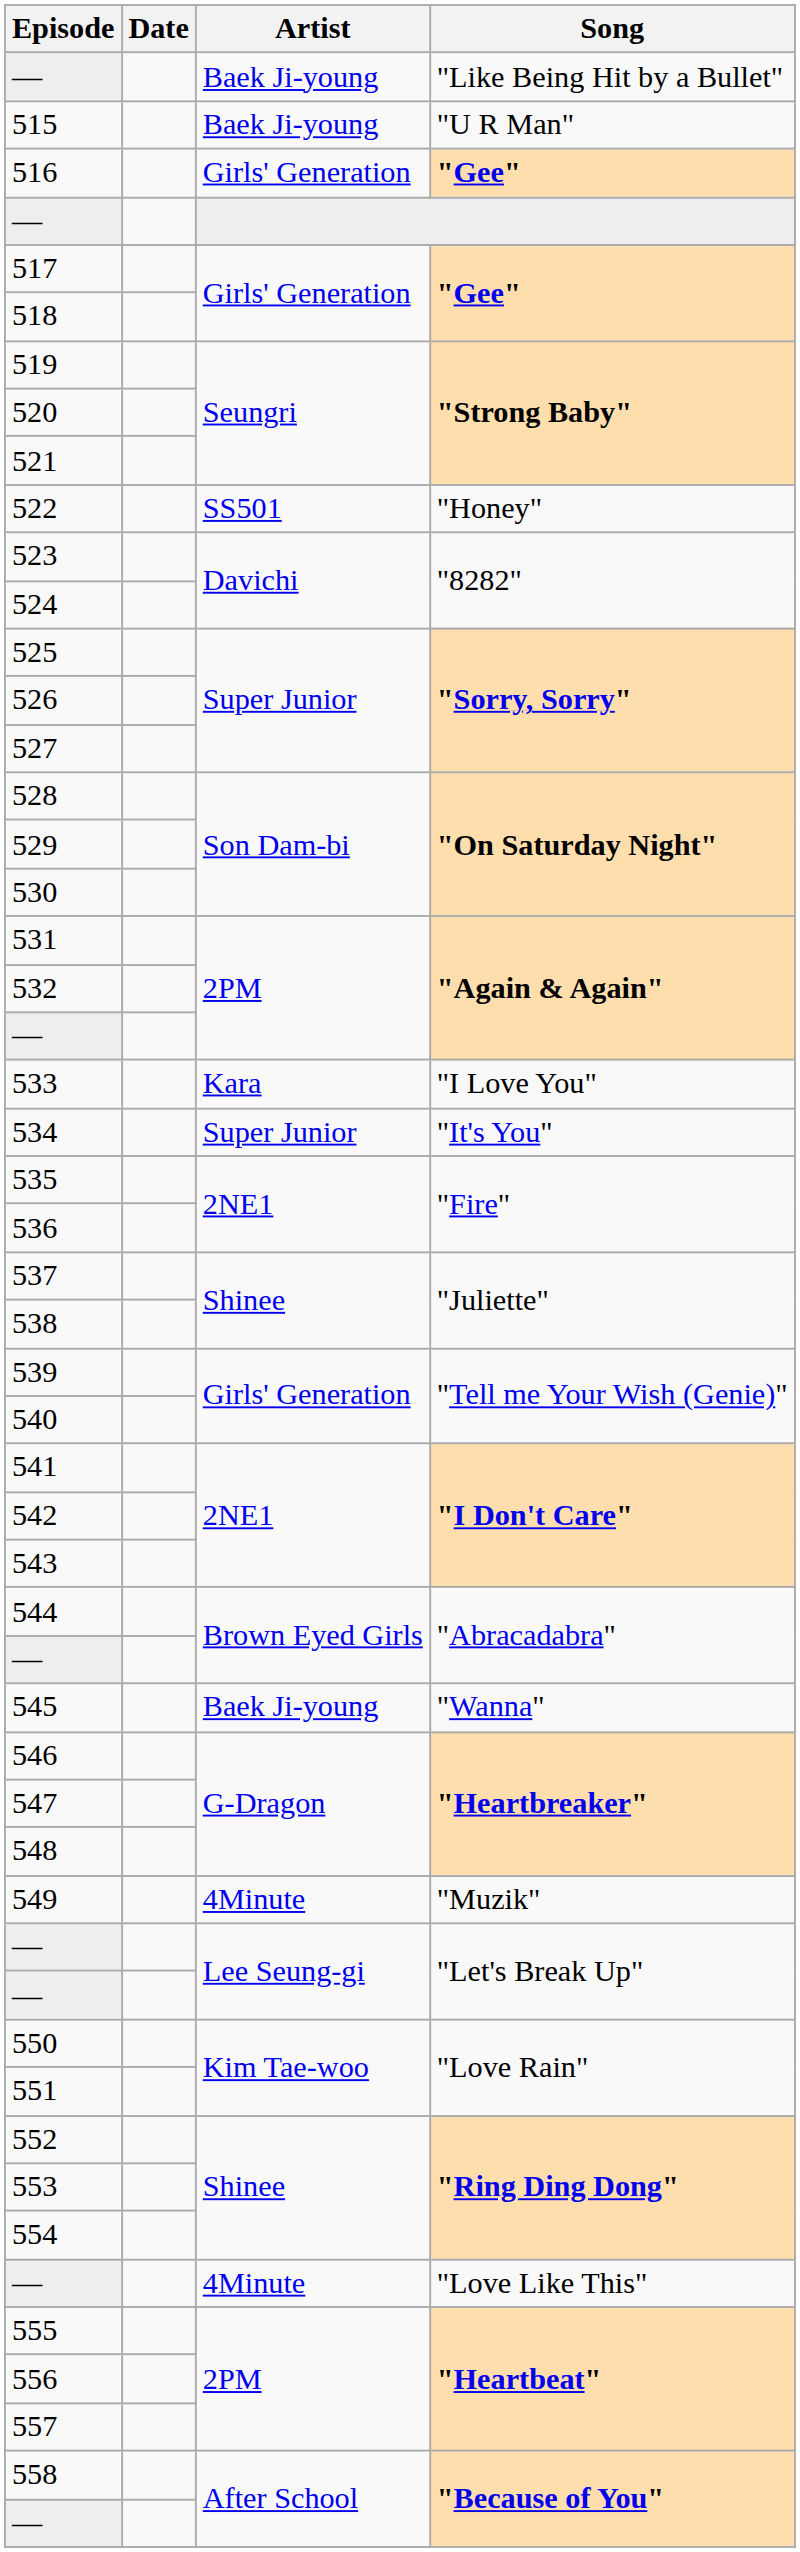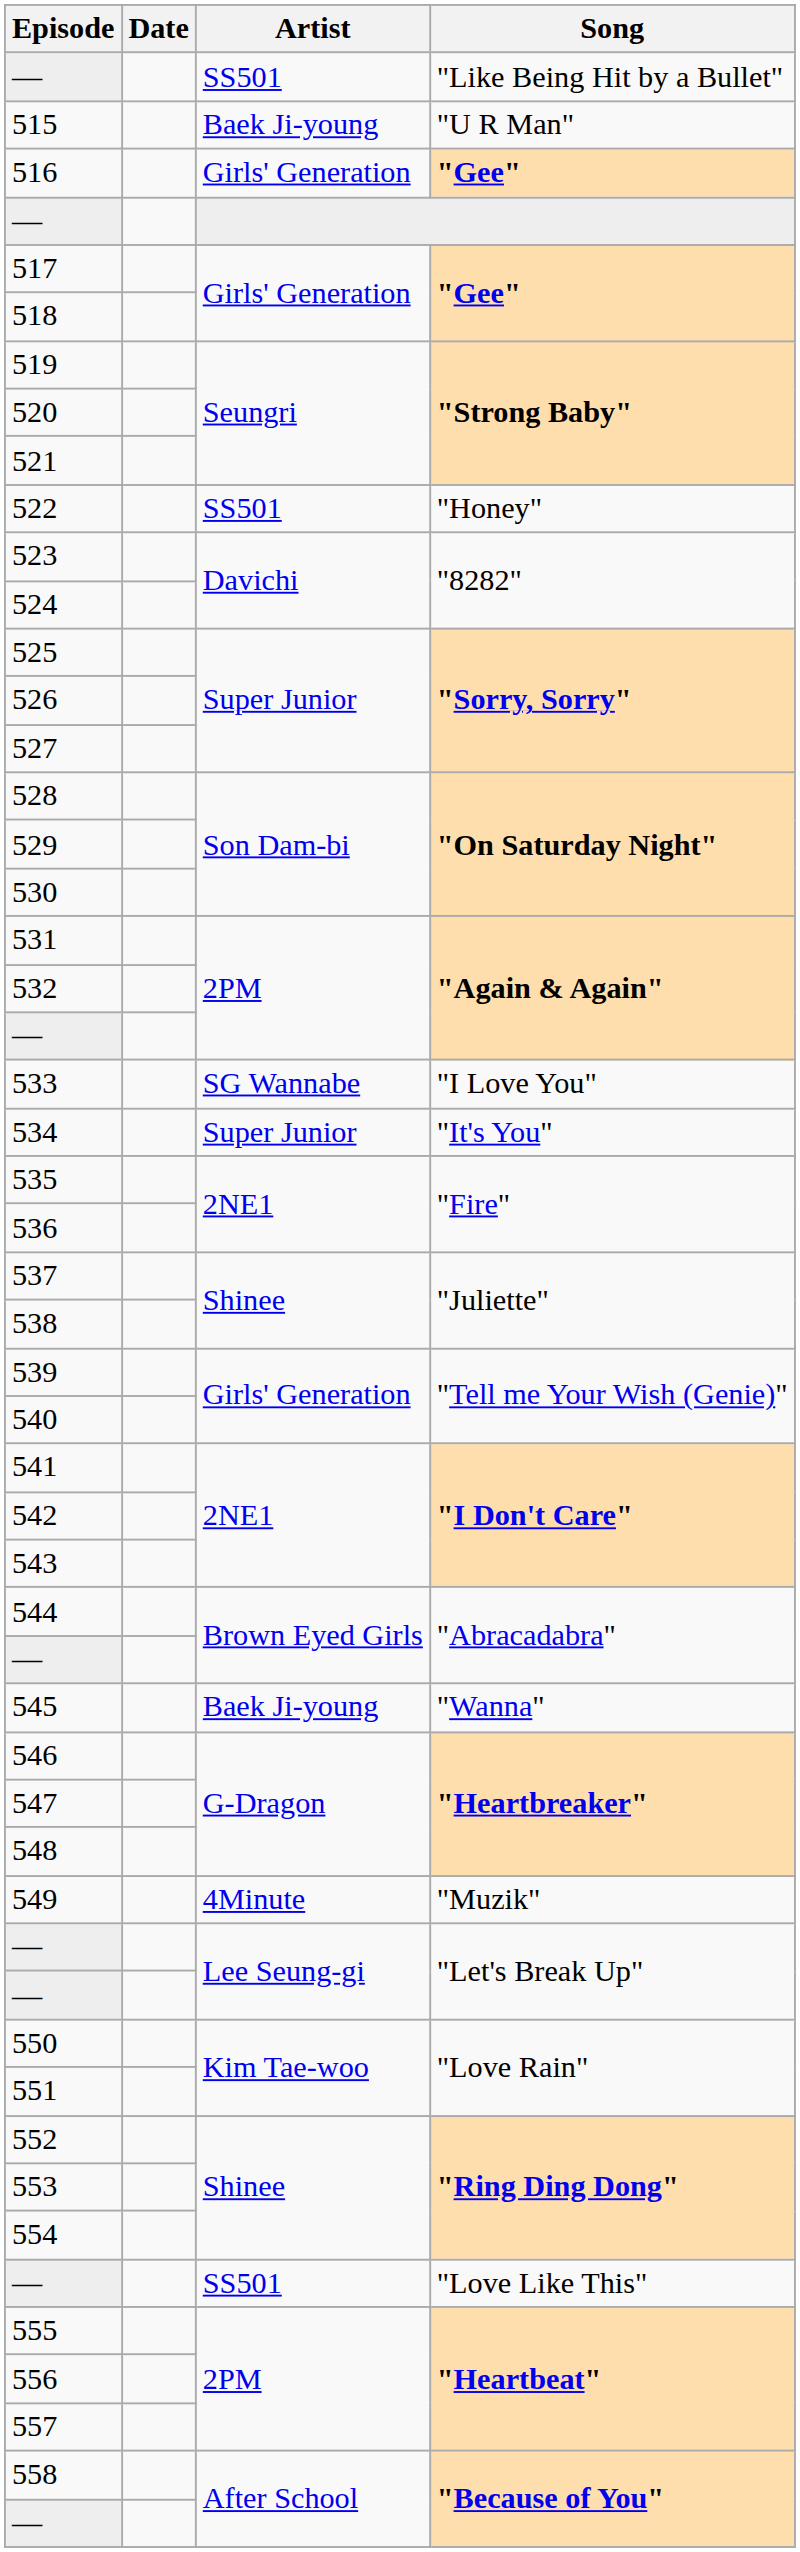(291, 76) Baek Ji-young -> (242, 76) SS501
(232, 1083) Kara -> (281, 1083) SG Wannabe
(254, 2282) 4Minute -> (242, 2282) SS501
